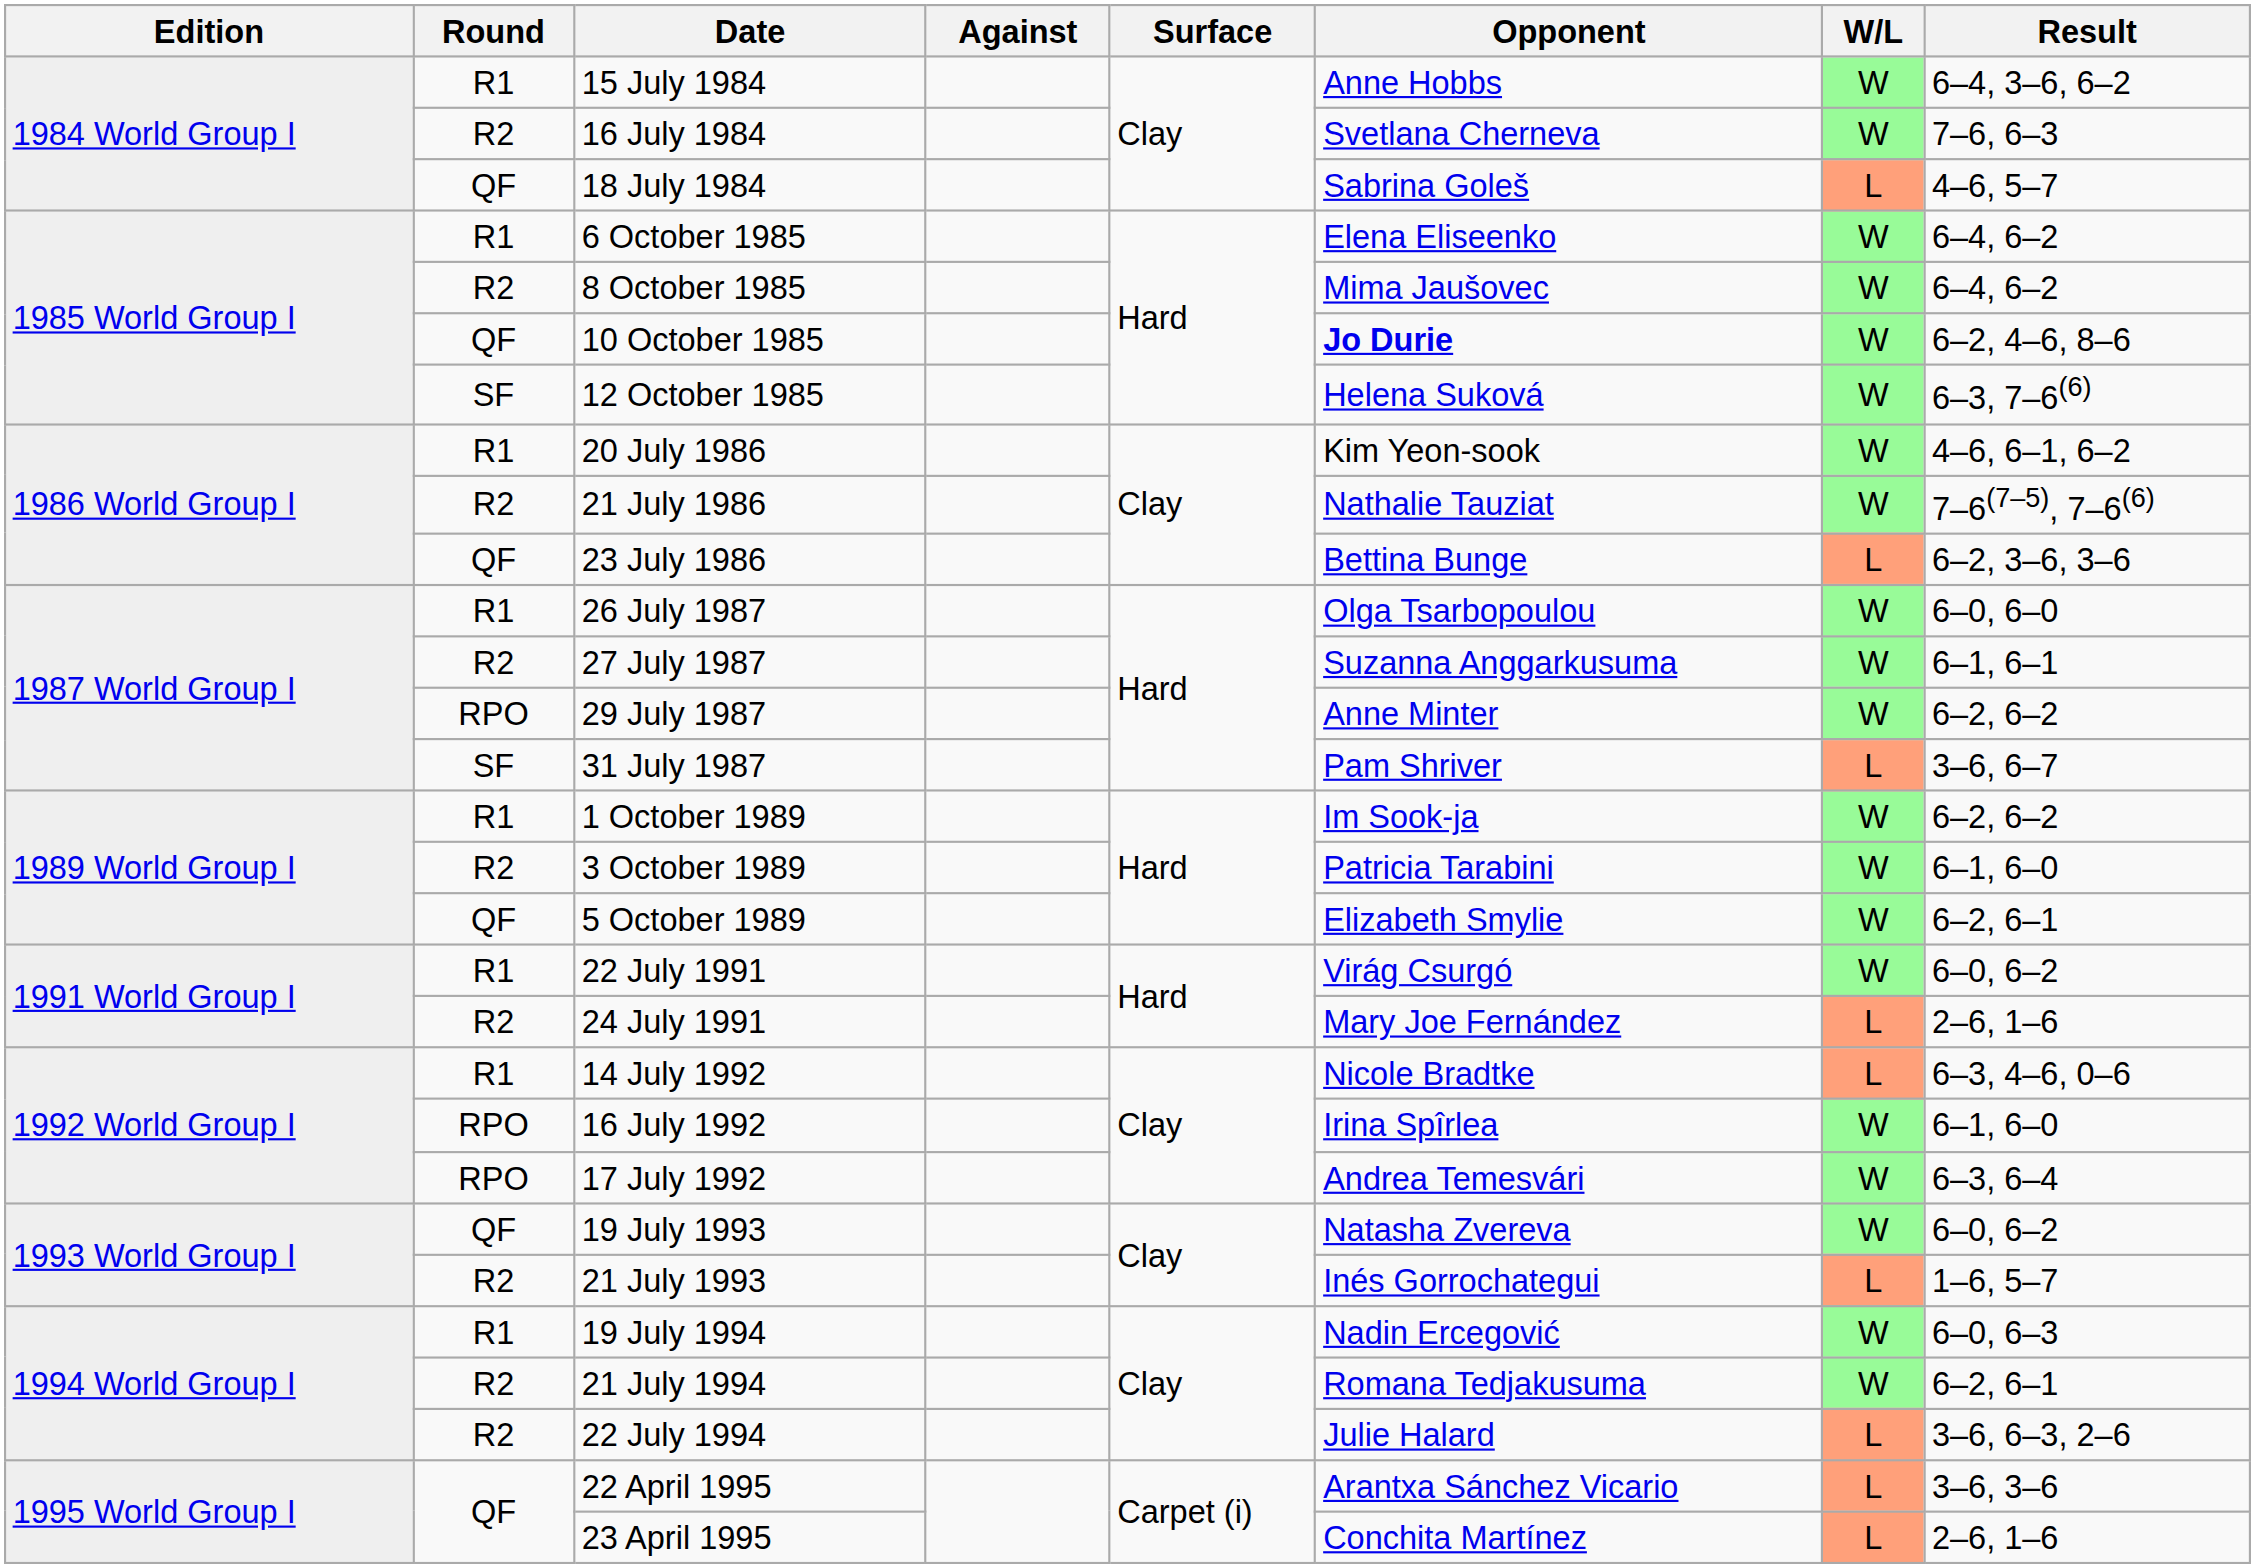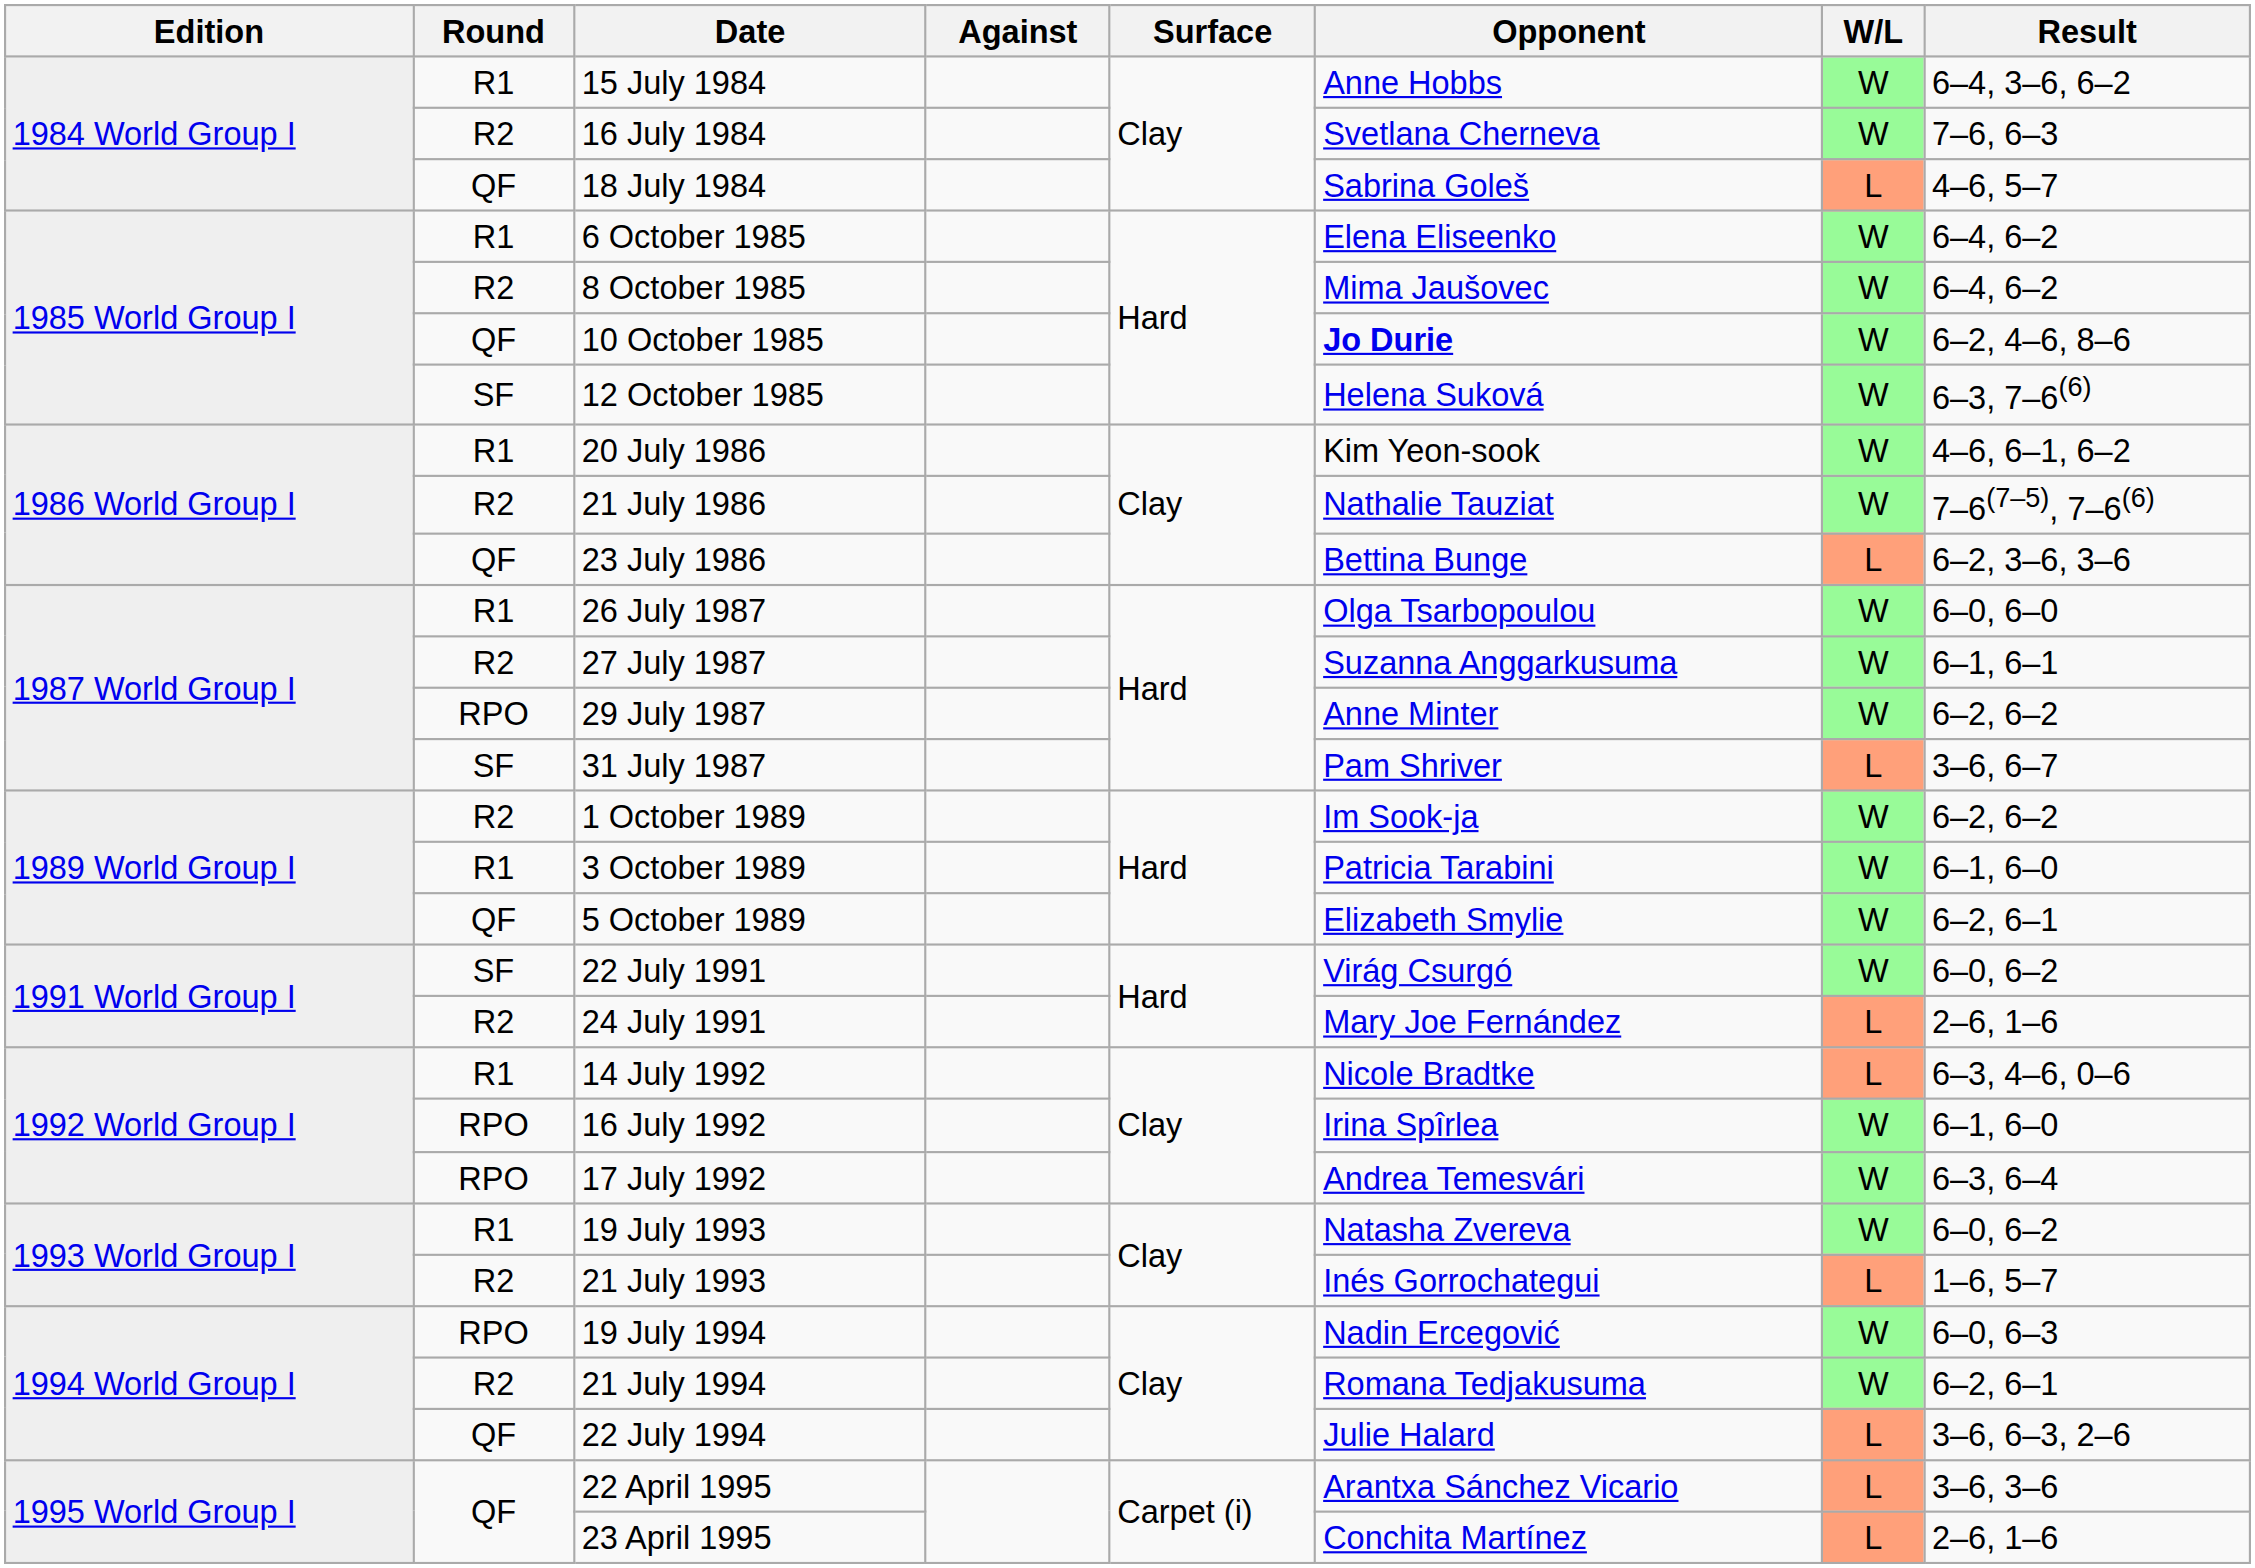(493, 817) R1 -> (493, 817) R2
(493, 868) R2 -> (493, 868) R1
(493, 971) R1 -> (493, 971) SF
(493, 1228) QF -> (493, 1228) R1
(493, 1331) R1 -> (493, 1331) RPO
(493, 1434) R2 -> (493, 1434) QF
